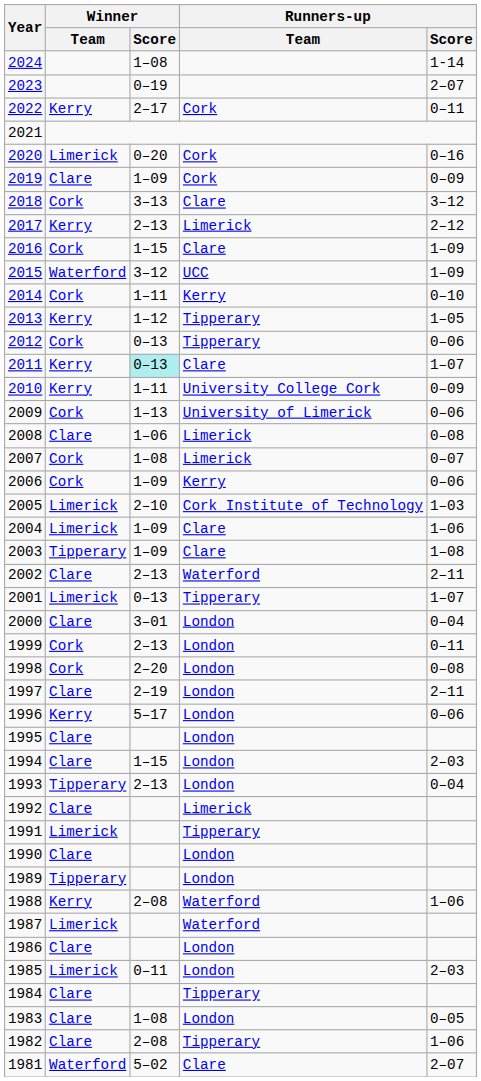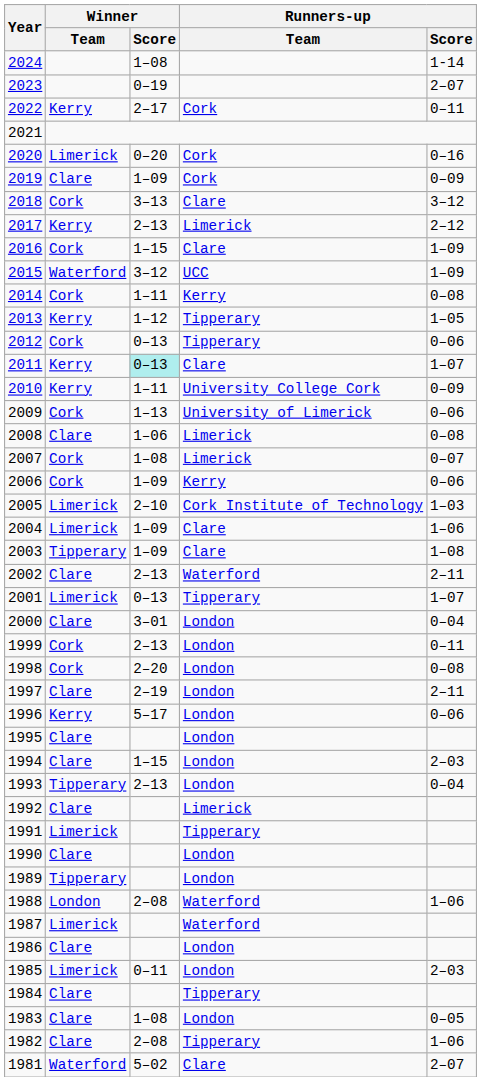(447, 296) 0–10 -> (447, 296) 0–08
(71, 902) Kerry -> (75, 902) London
